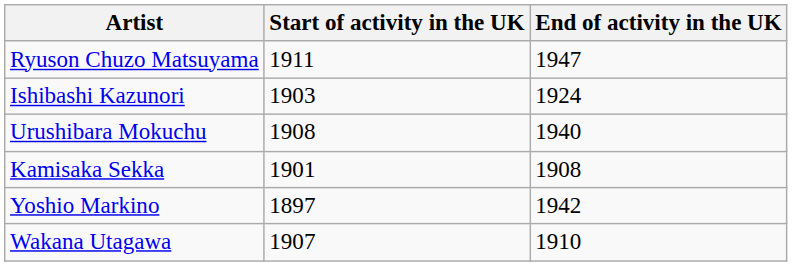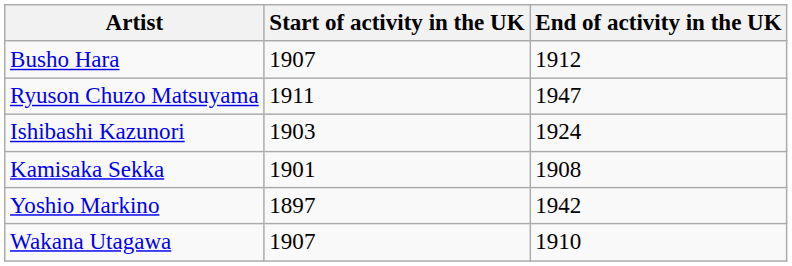+ row: (65, 59)
- row: (108, 132)
